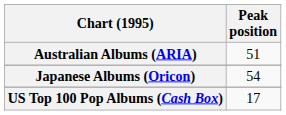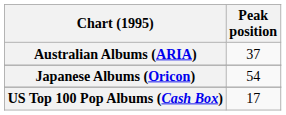(253, 53) 51 -> (253, 53) 37
